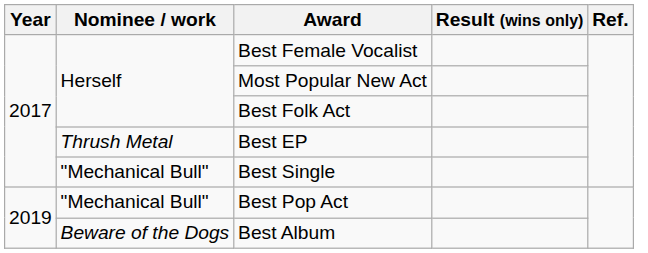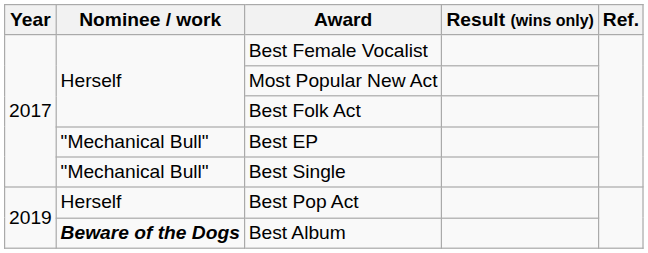(117, 141) Thrush Metal -> (135, 141) "Mechanical Bull"
(135, 202) "Mechanical Bull" -> (91, 202) Herself
(145, 232) normal -> (150, 232) bold
